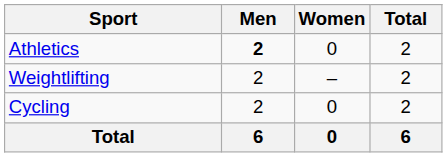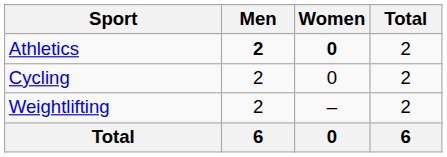(332, 48) normal -> (332, 48) bold
rows swapped: (39, 107) <-> (59, 78)
